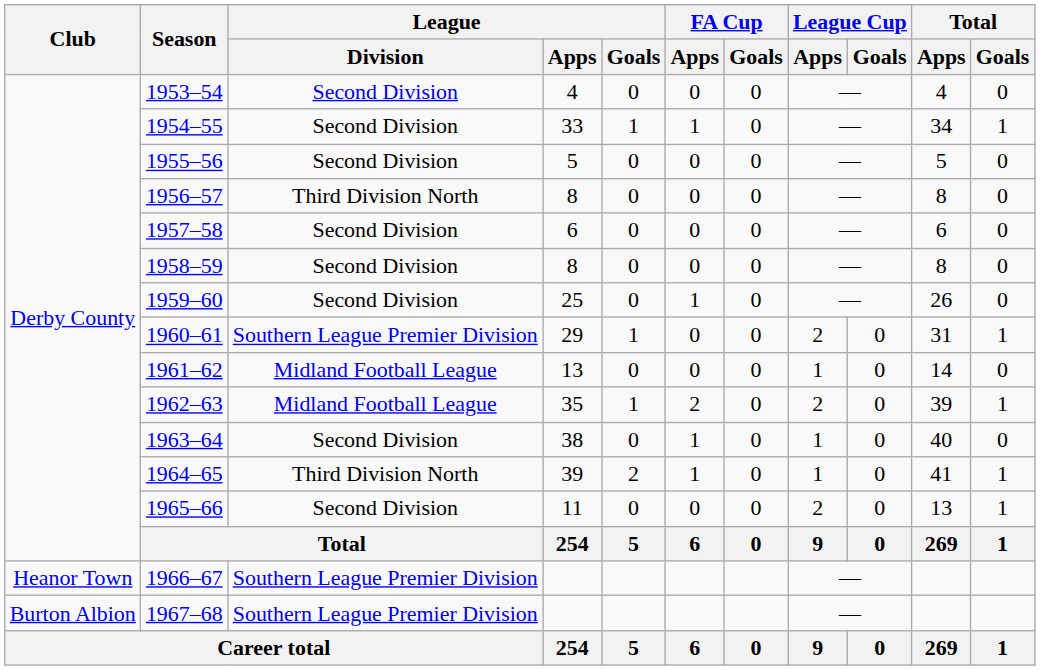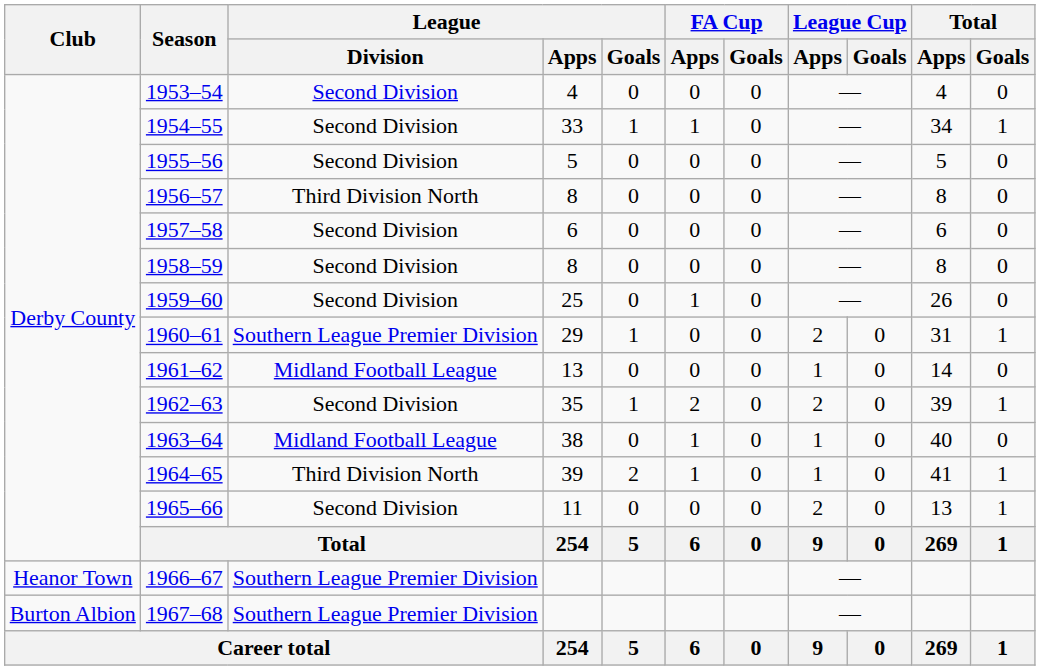(385, 404) Midland Football League -> (385, 404) Second Division
(385, 439) Second Division -> (385, 439) Midland Football League
